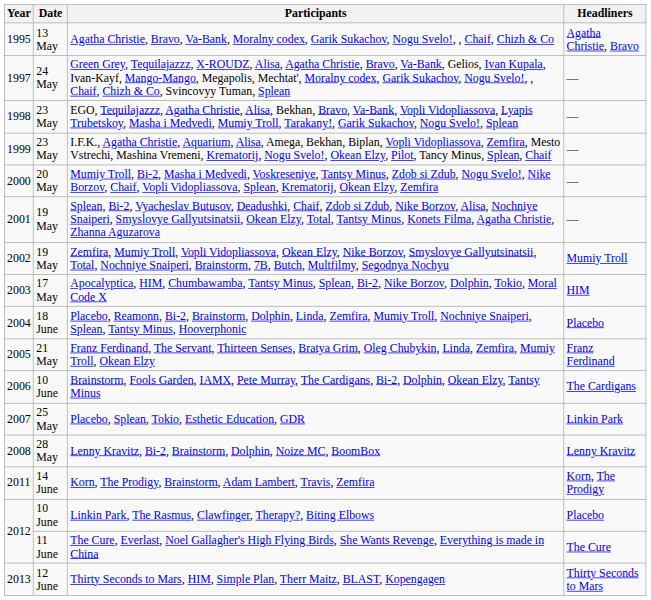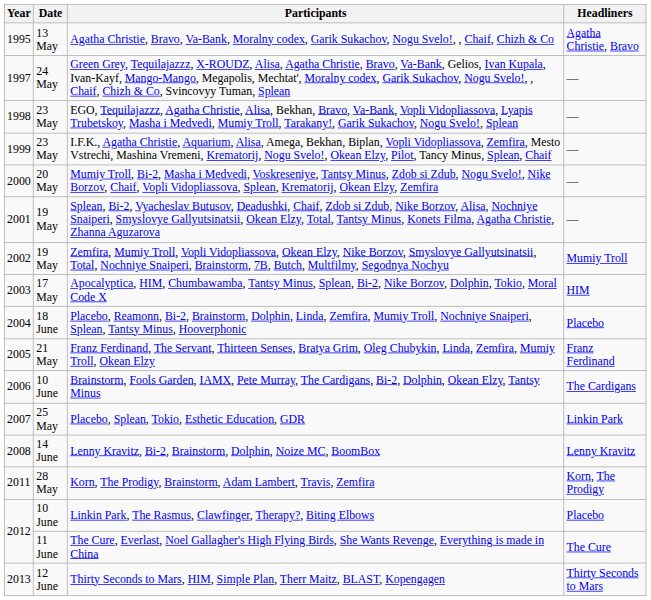(47, 451) 28 May -> (47, 451) 14 June
(47, 483) 14 June -> (47, 483) 28 May
